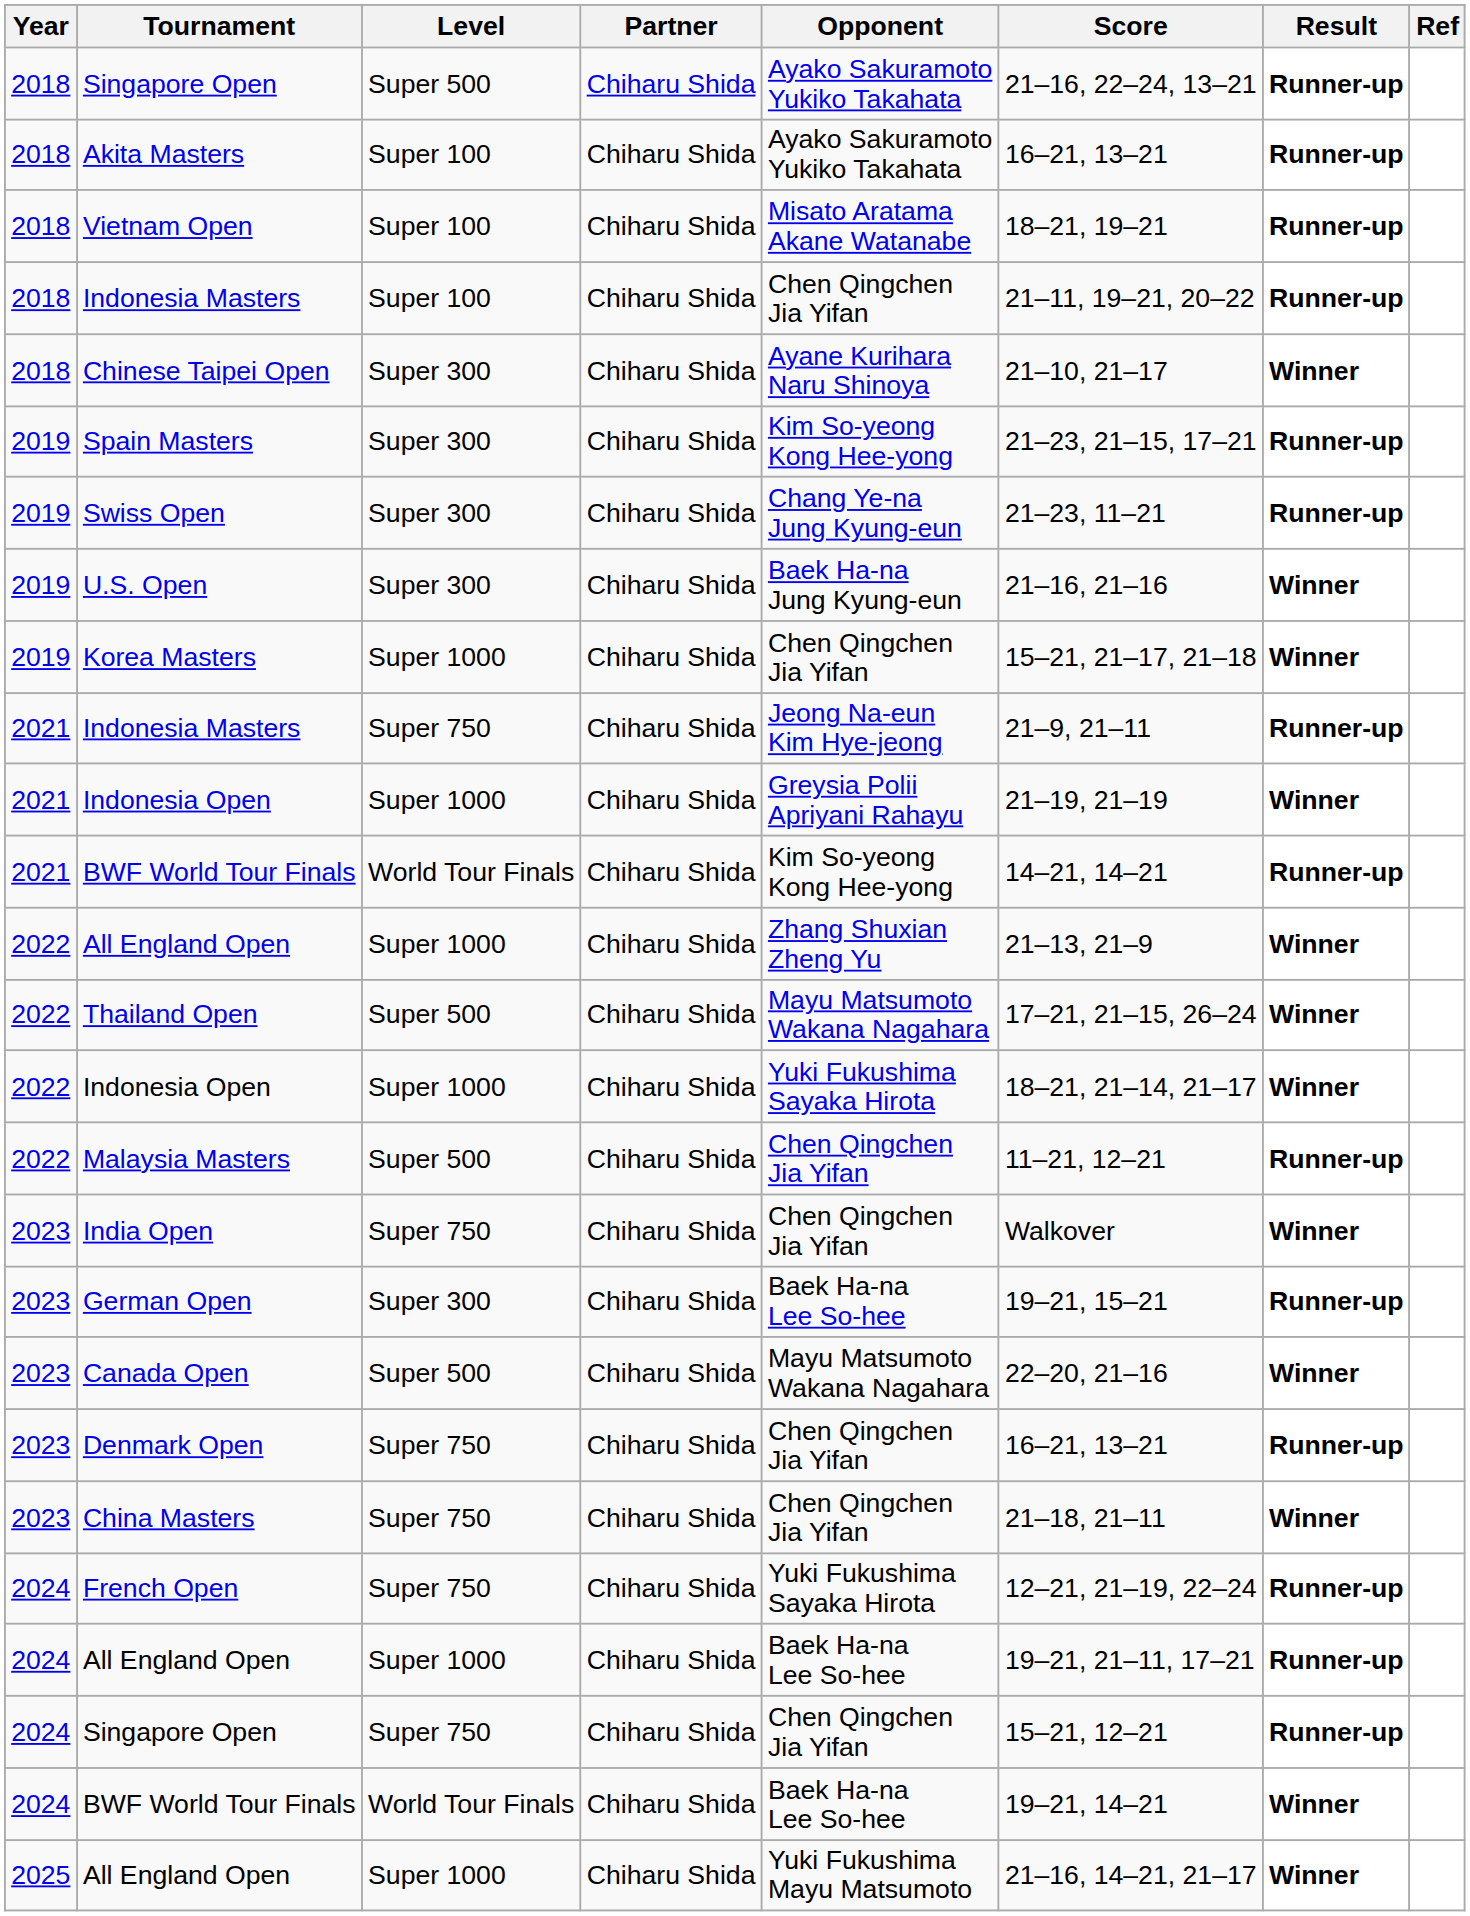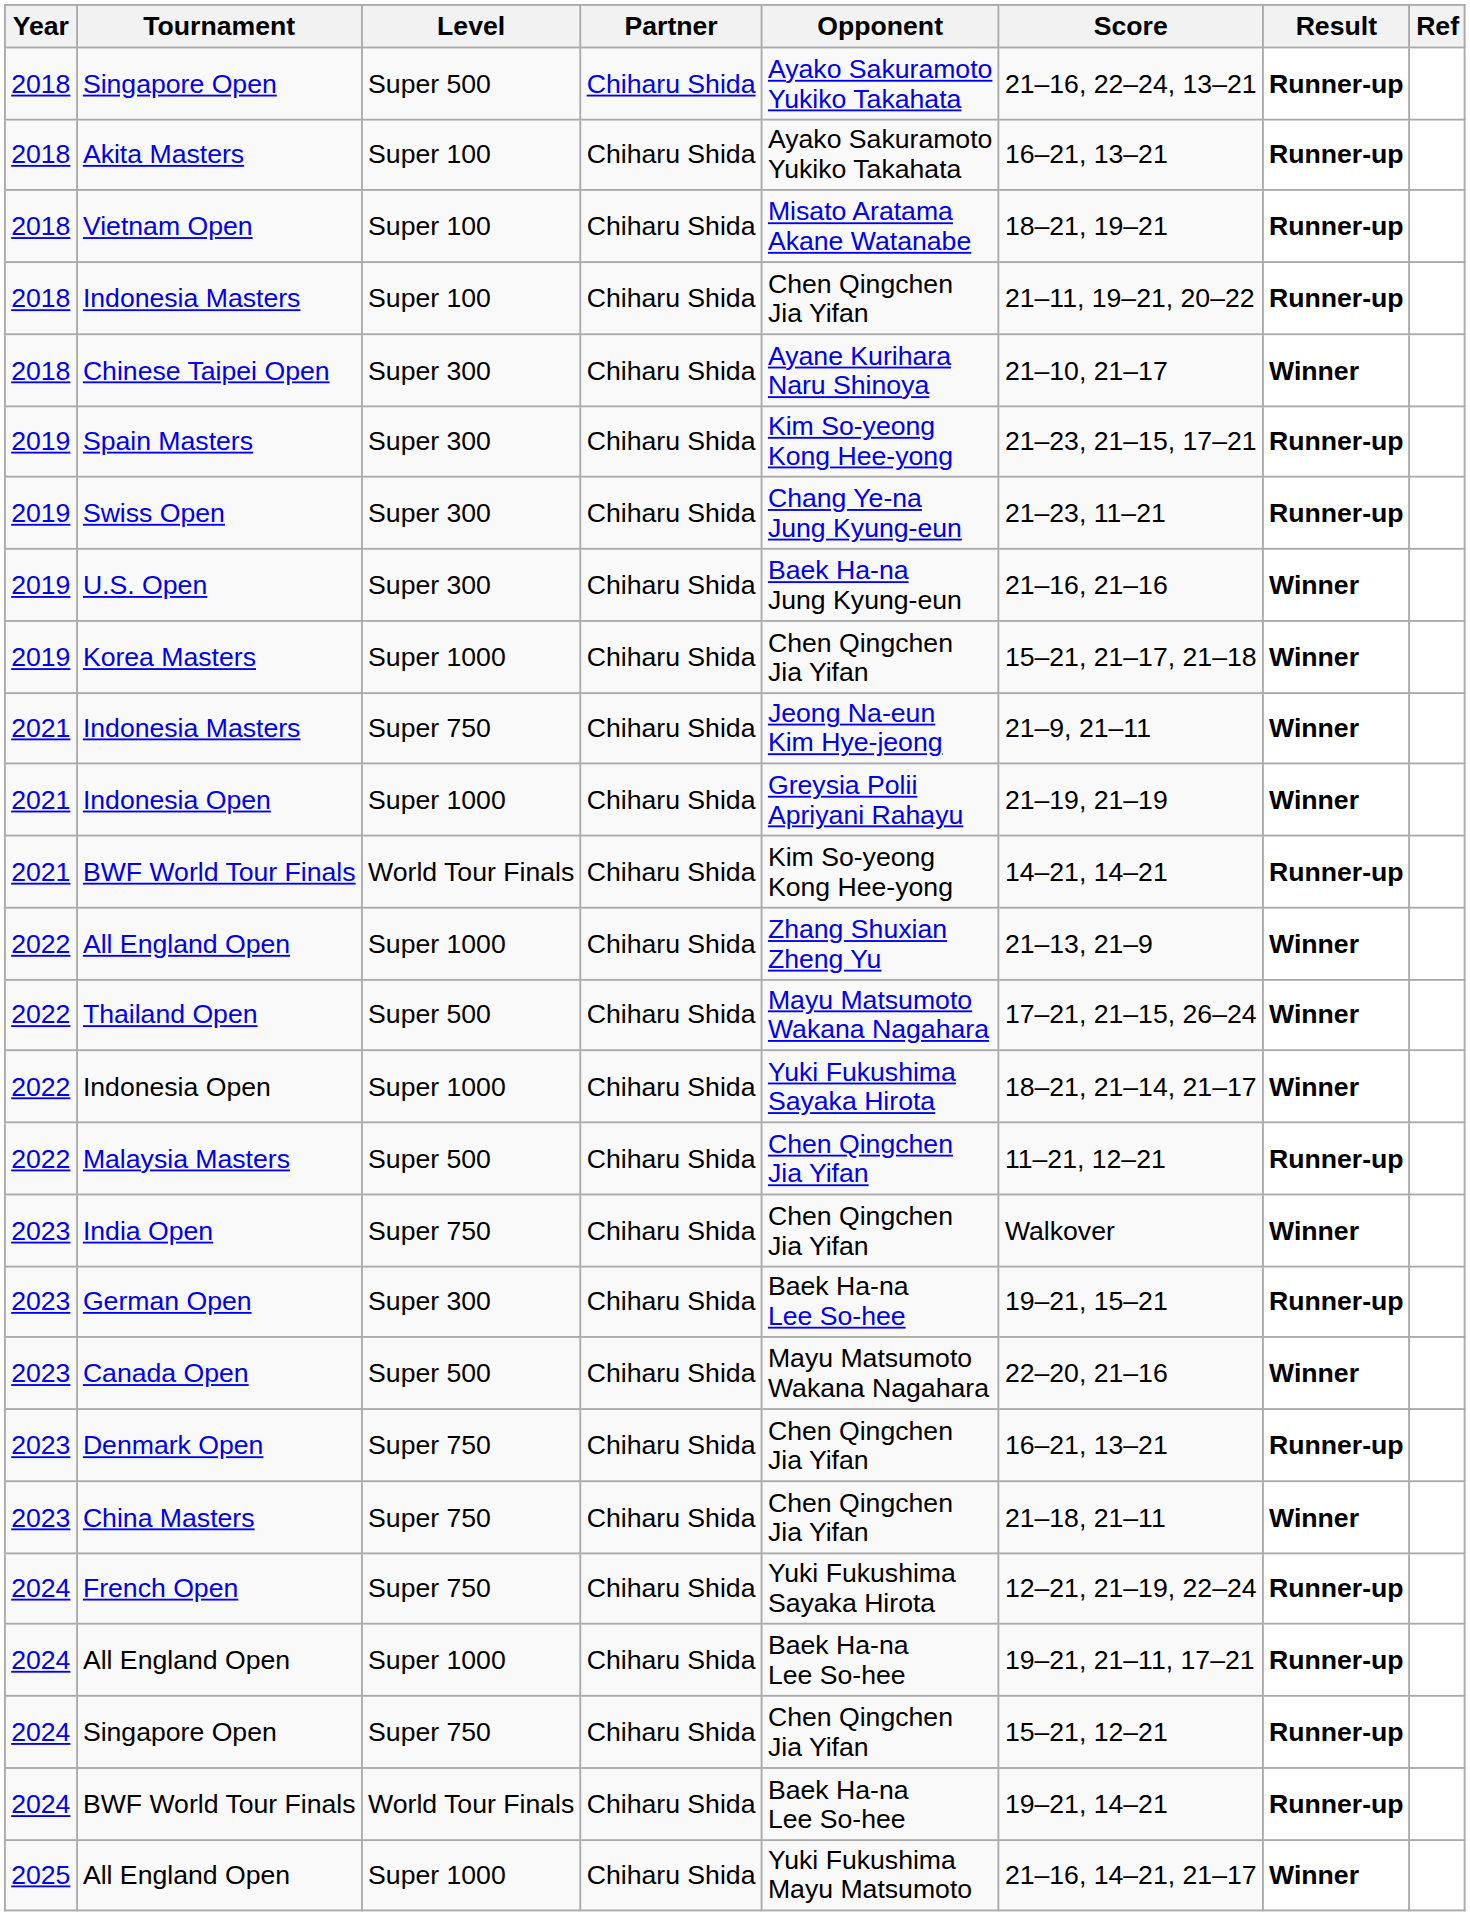(1336, 728) Runner-up -> (1314, 728) Winner
(1314, 1804) Winner -> (1336, 1804) Runner-up
